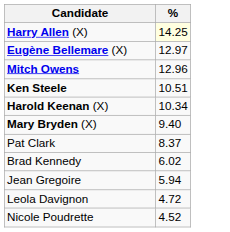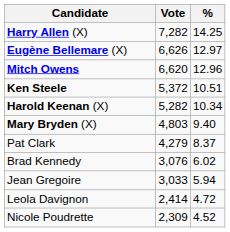+ column: (173, 13)
(173, 32) lightyellow background -> (208, 32) no background
